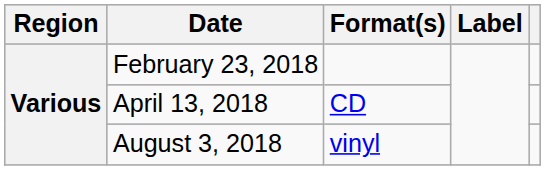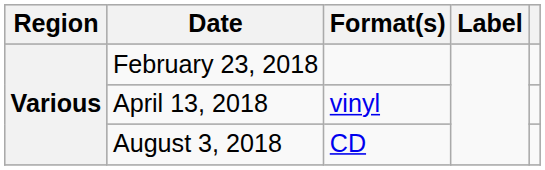(348, 104) CD -> (355, 104) vinyl
(355, 143) vinyl -> (348, 143) CD
